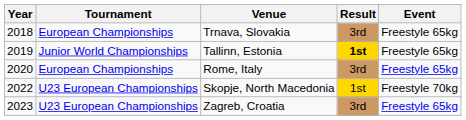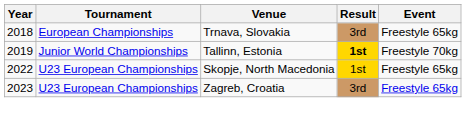(420, 51) Freestyle 65kg -> (420, 51) Freestyle 70kg
- row: (233, 69)
(420, 88) Freestyle 70kg -> (420, 69) Freestyle 65kg
